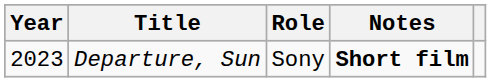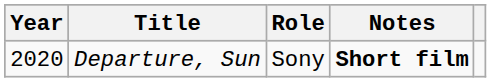(37, 59) 2023 -> (37, 59) 2020
